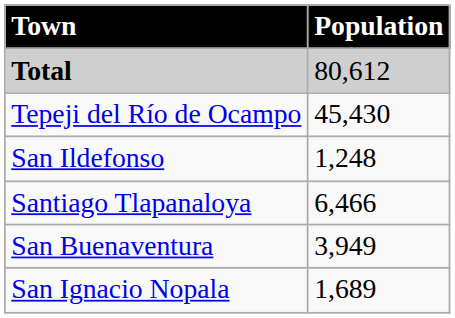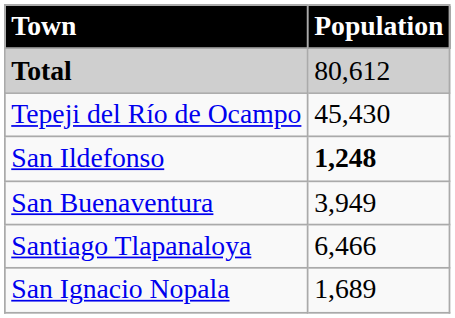(345, 158) normal -> (345, 158) bold
rows swapped: (112, 245) <-> (131, 202)
